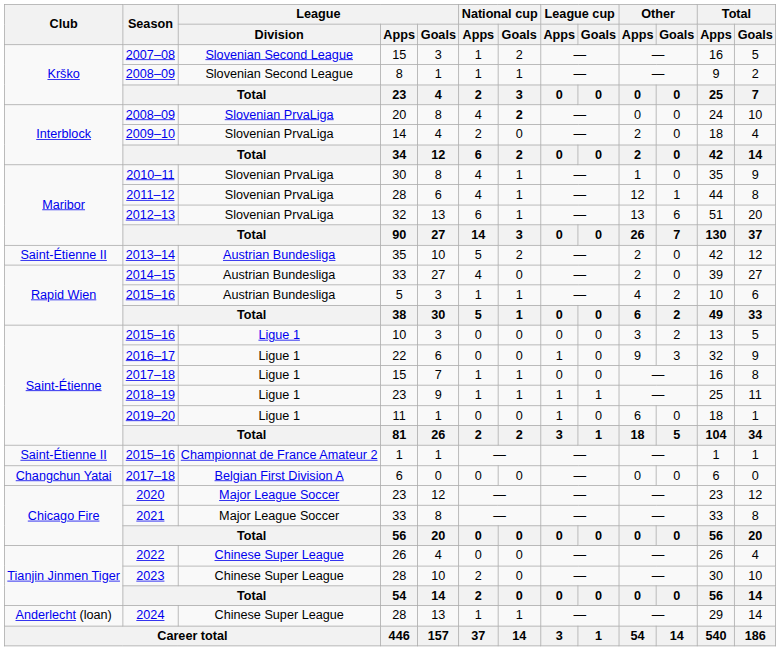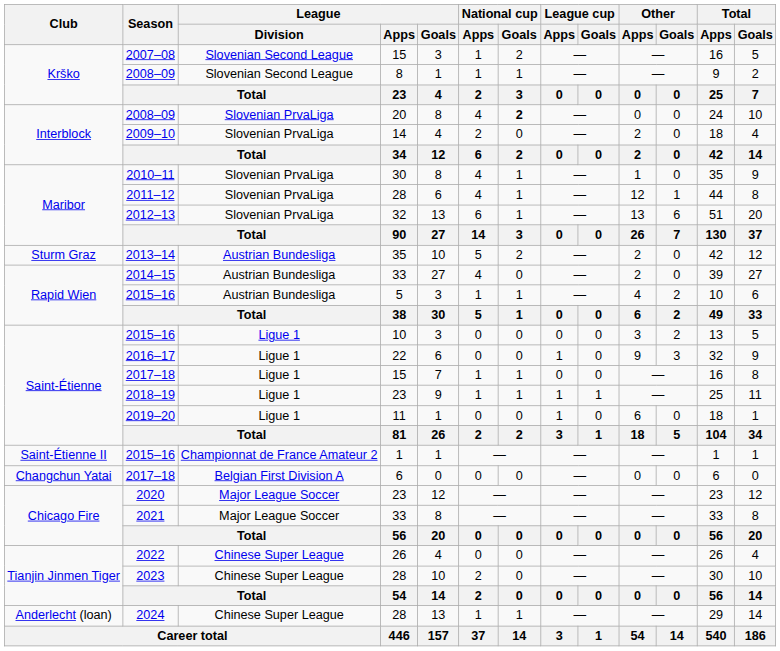(64, 255) Saint-Étienne II -> (64, 255) Sturm Graz
